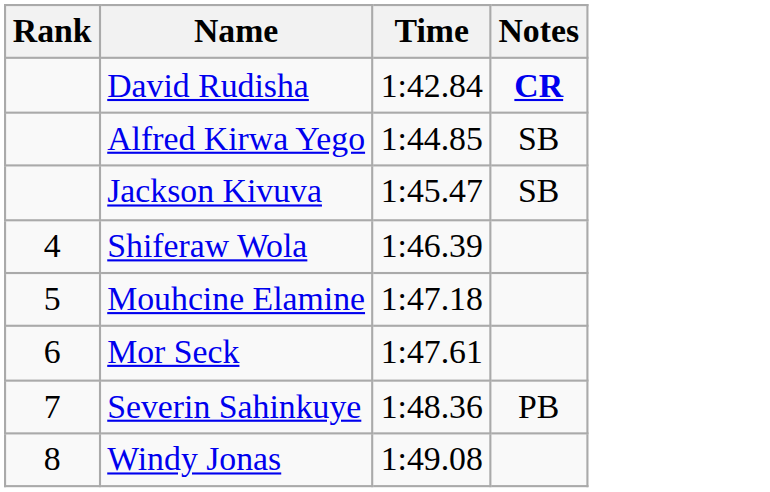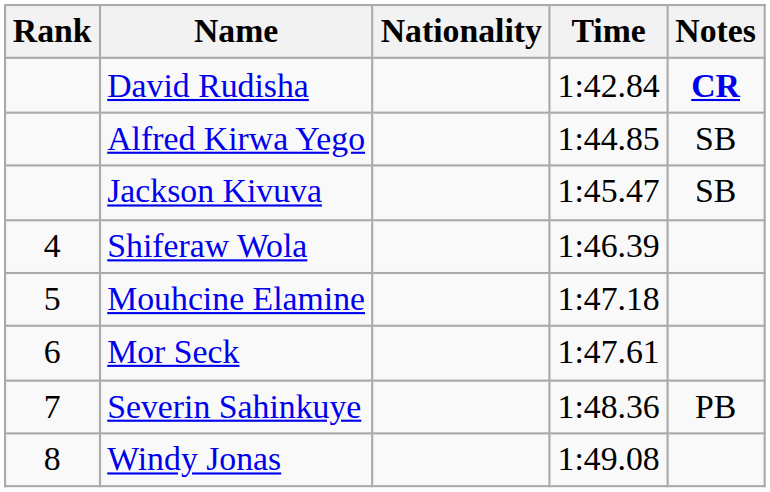+ column: (461, 31)
